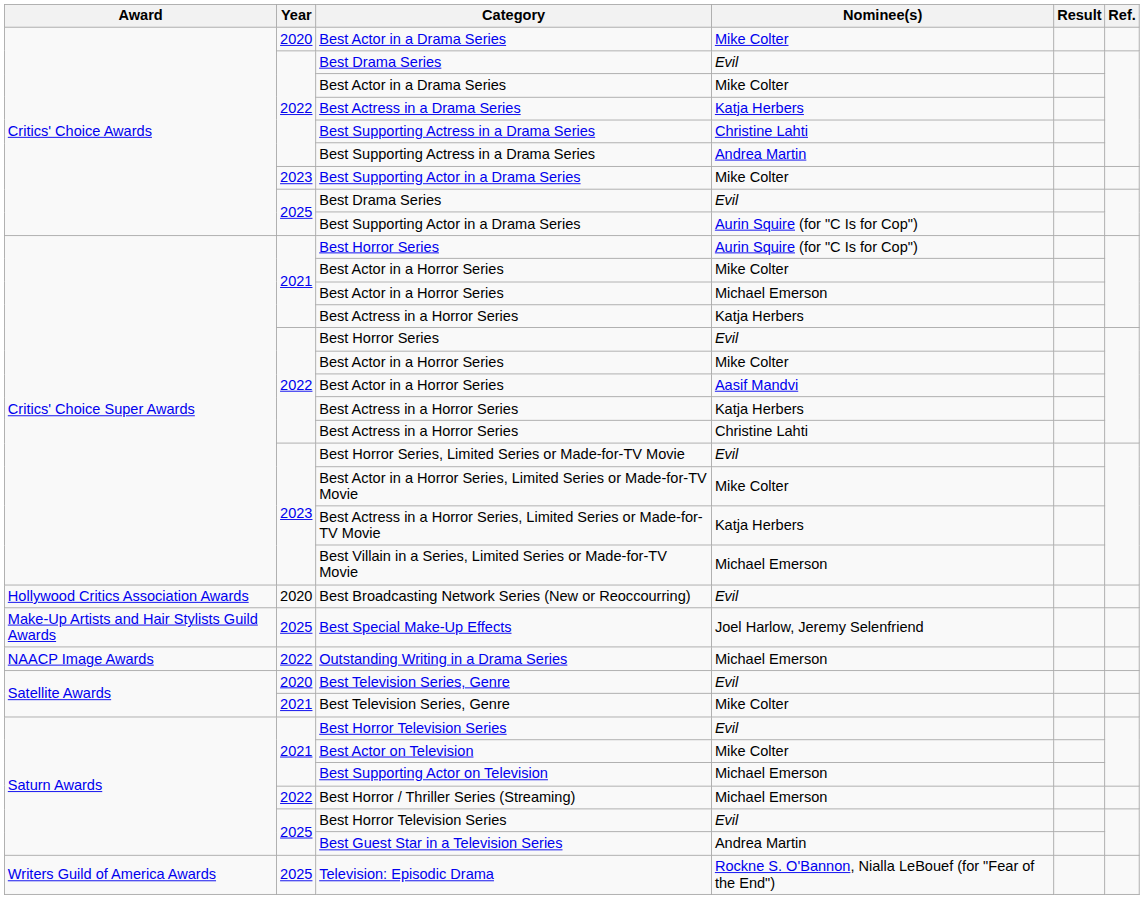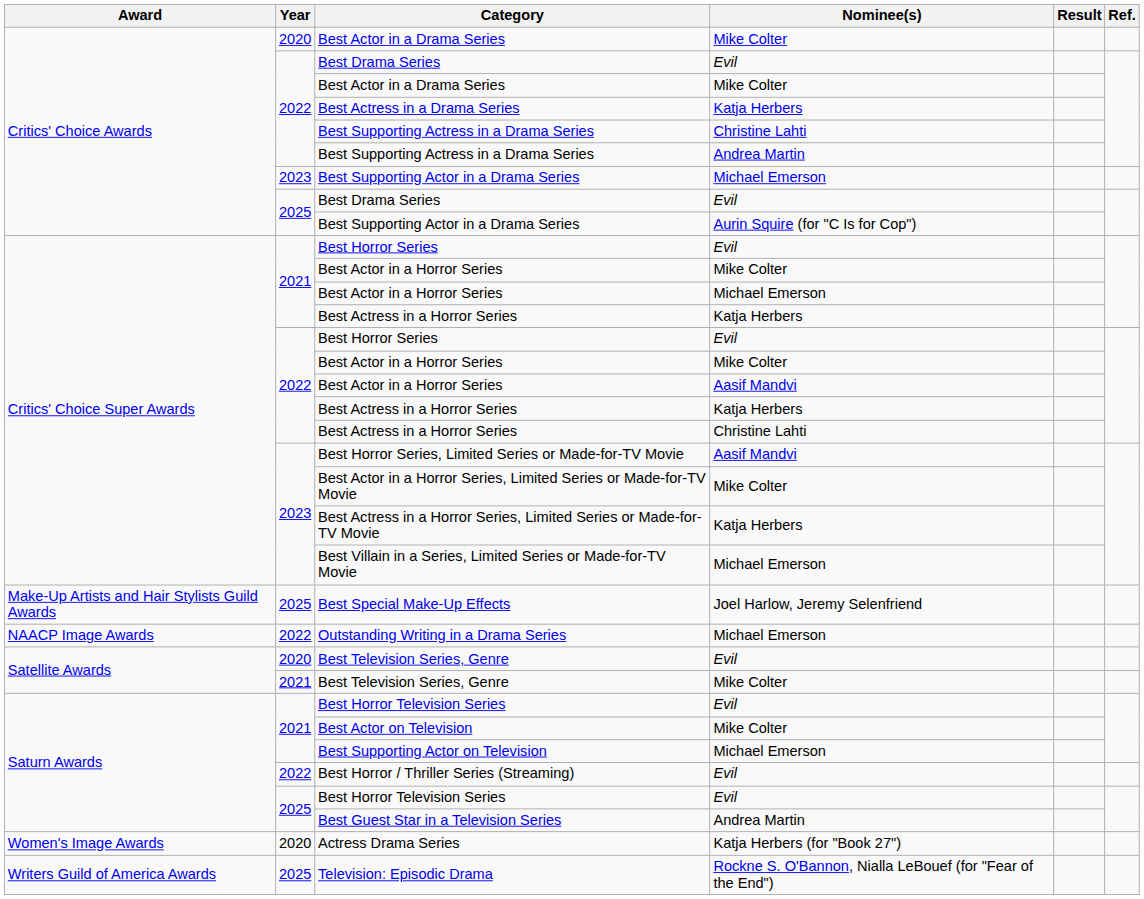(752, 177) Mike Colter -> (770, 177) Michael Emerson
(816, 246) Aurin Squire (for "C Is for Cop") -> (725, 246) Evil
(727, 454) Evil -> (755, 454) Aasif Mandvi
- row: (296, 596)
(771, 797) Michael Emerson -> (725, 774) Evil
+ row: (295, 843)
